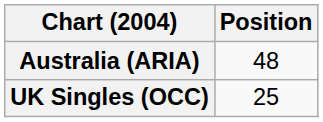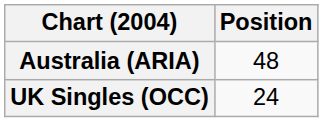(266, 97) 25 -> (266, 97) 24
